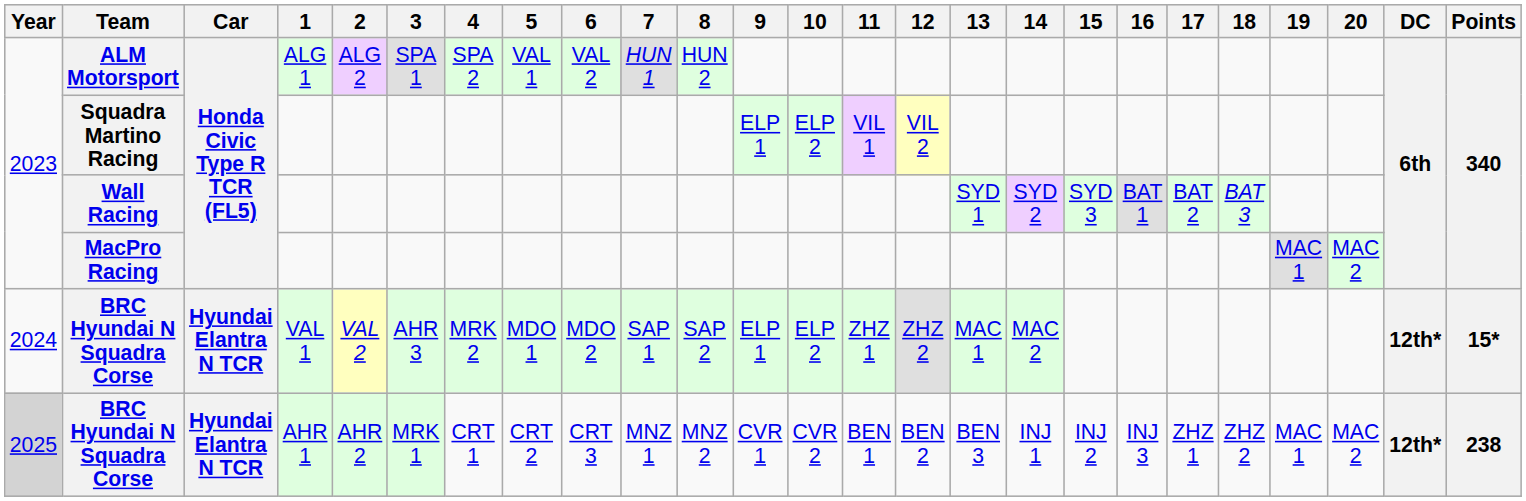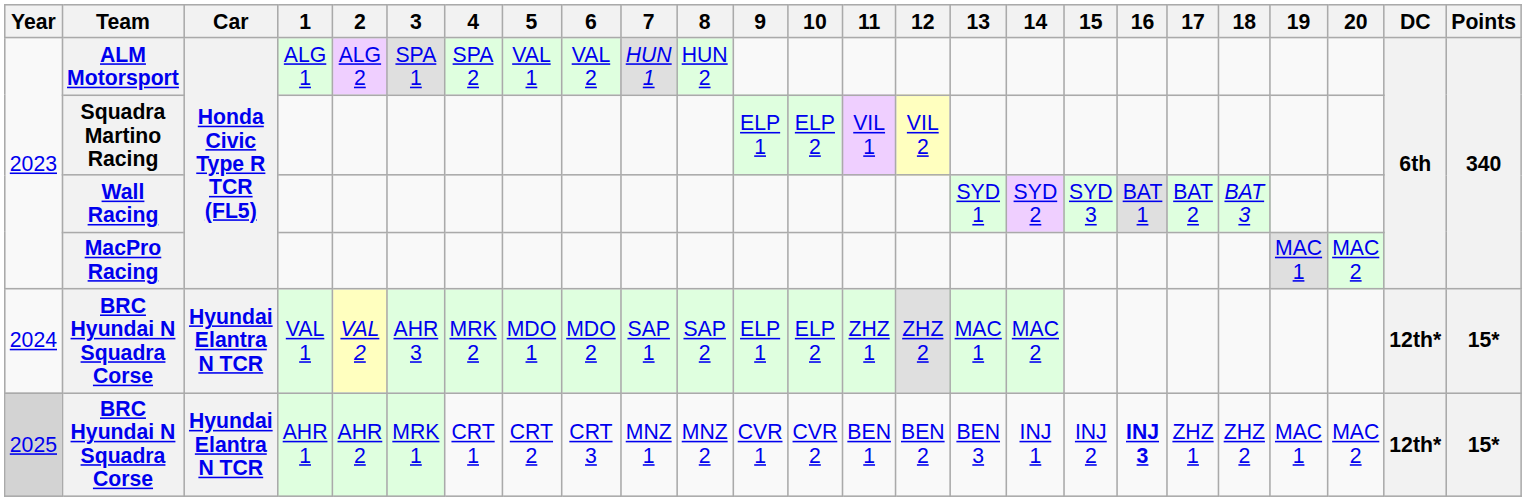(1142, 444) normal -> (1143, 444) bold
(1484, 444) 238 -> (1484, 444) 15*
